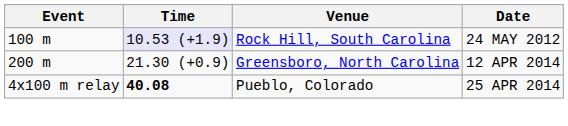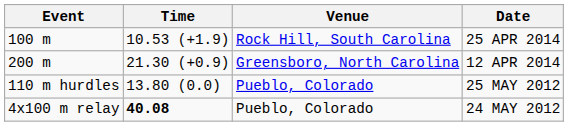(178, 40) lavender background -> (178, 40) no background
(513, 40) 24 MAY 2012 -> (513, 40) 25 APR 2014
+ row: (64, 86)
(513, 86) 25 APR 2014 -> (513, 109) 24 MAY 2012
